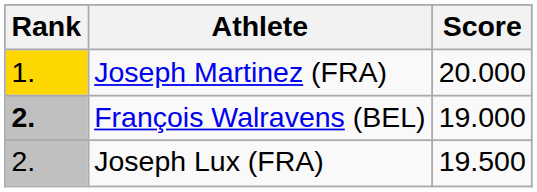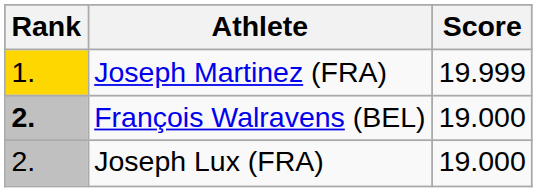(482, 72) 20.000 -> (482, 72) 19.999
(482, 162) 19.500 -> (482, 162) 19.000
